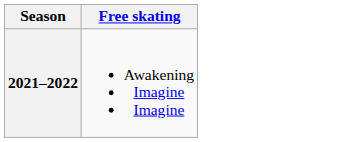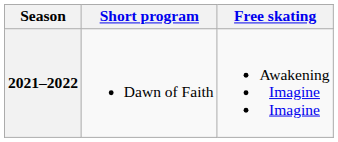+ column: (149, 16)
